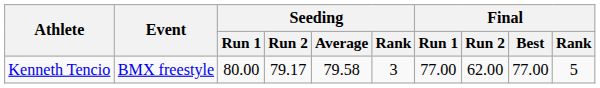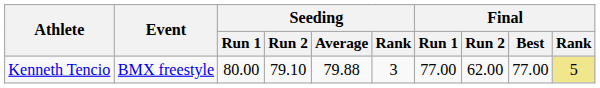(288, 69) 79.17 -> (288, 69) 79.10
(342, 69) 79.58 -> (342, 69) 79.88
(574, 69) no background -> (574, 69) khaki background
